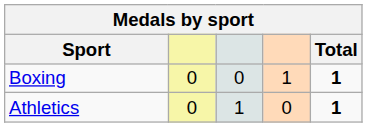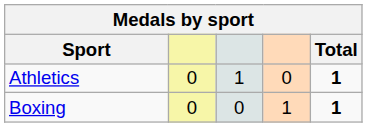rows swapped: (44, 108) <-> (37, 78)
